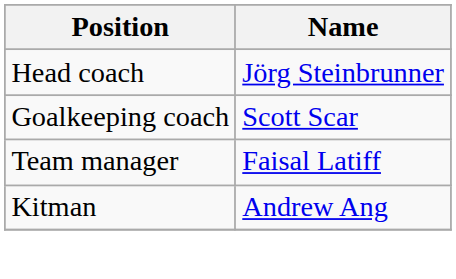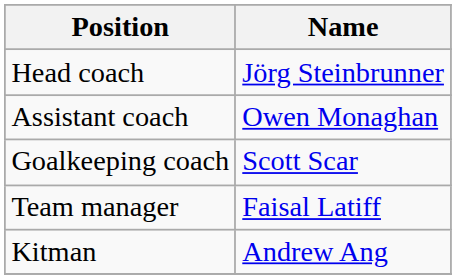+ row: (100, 116)
